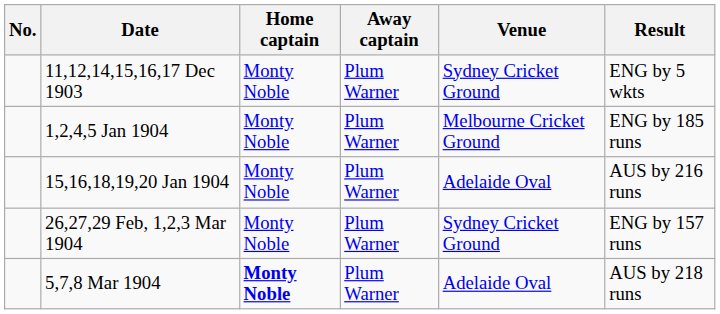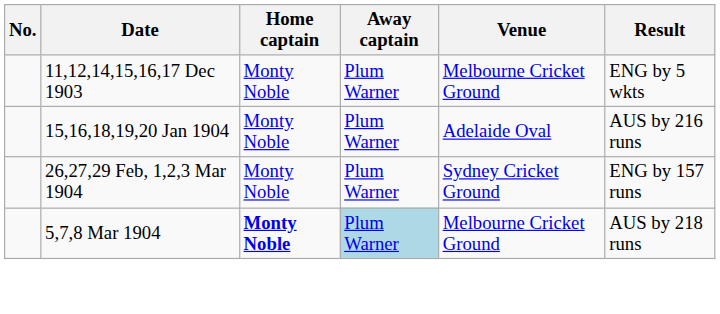(501, 80) Sydney Cricket Ground -> (514, 80) Melbourne Cricket Ground
- row: (107, 131)
(372, 283) no background -> (372, 232) lightblue background
(497, 283) Adelaide Oval -> (514, 232) Melbourne Cricket Ground
